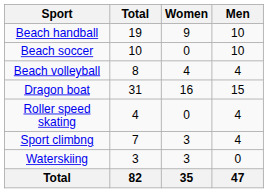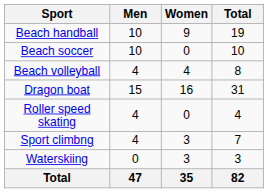columns swapped: (238, 14) <-> (135, 14)
